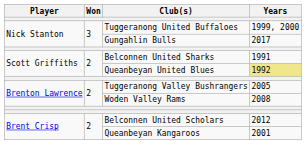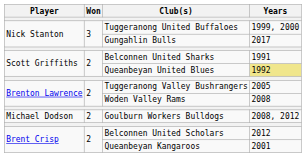+ row: (164, 116)
